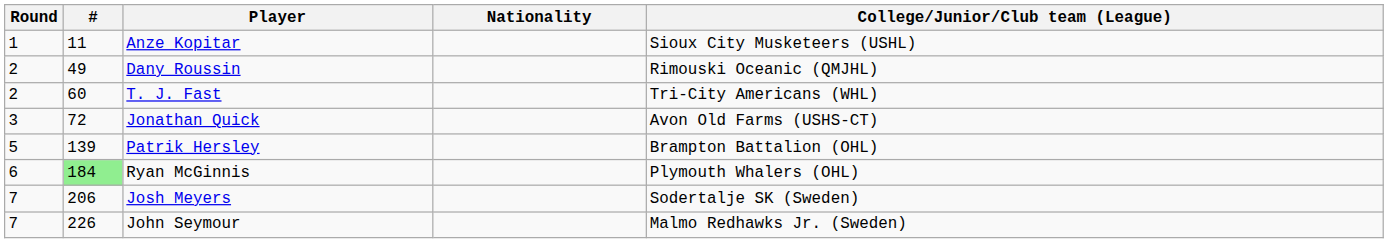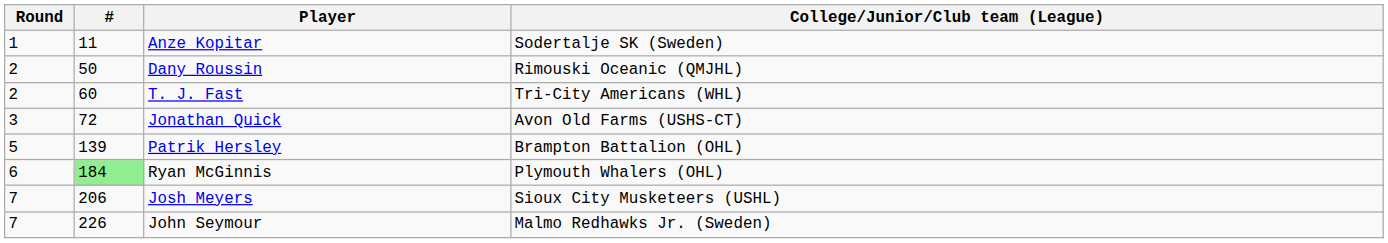- column: (539, 18)
(783, 43) Sioux City Musketeers (USHL) -> (619, 43) Sodertalje SK (Sweden)
(77, 69) 49 -> (88, 69) 50
(755, 198) Sodertalje SK (Sweden) -> (648, 198) Sioux City Musketeers (USHL)
